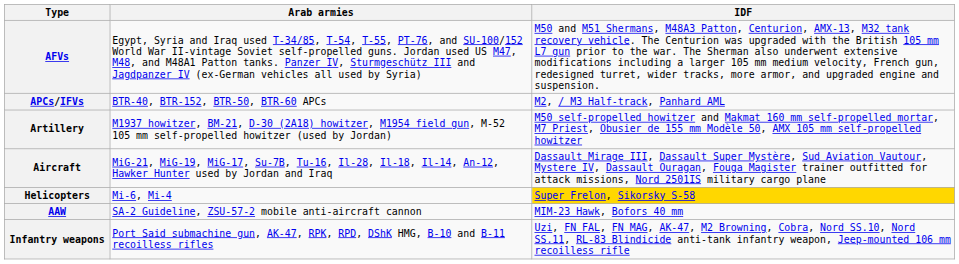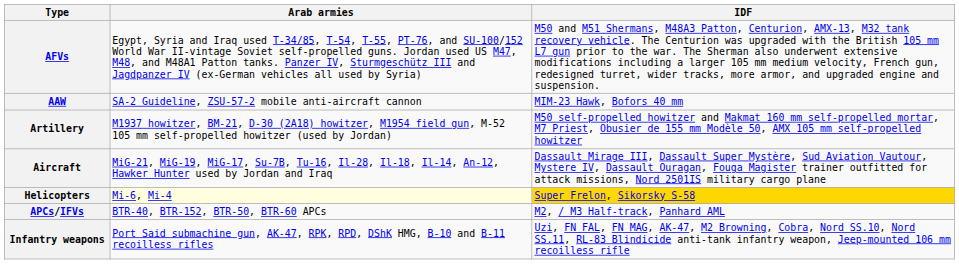rows swapped: (57, 102) <-> (57, 212)
(142, 196) no background -> (142, 196) lightyellow background
